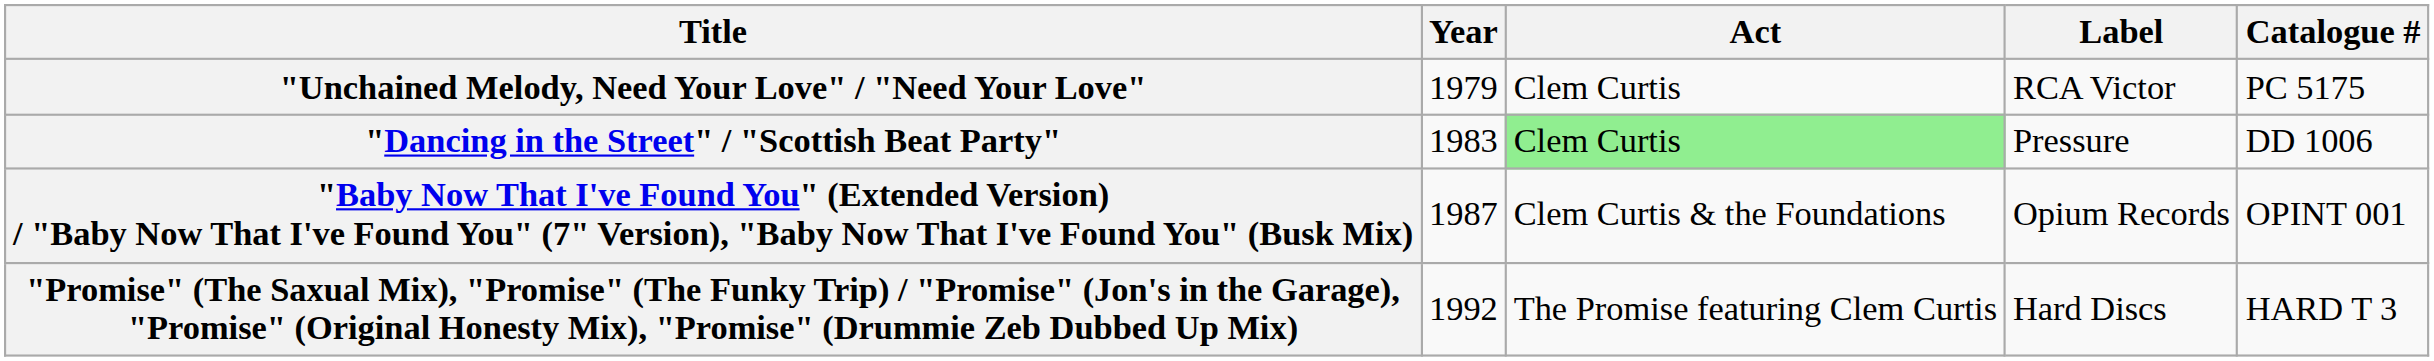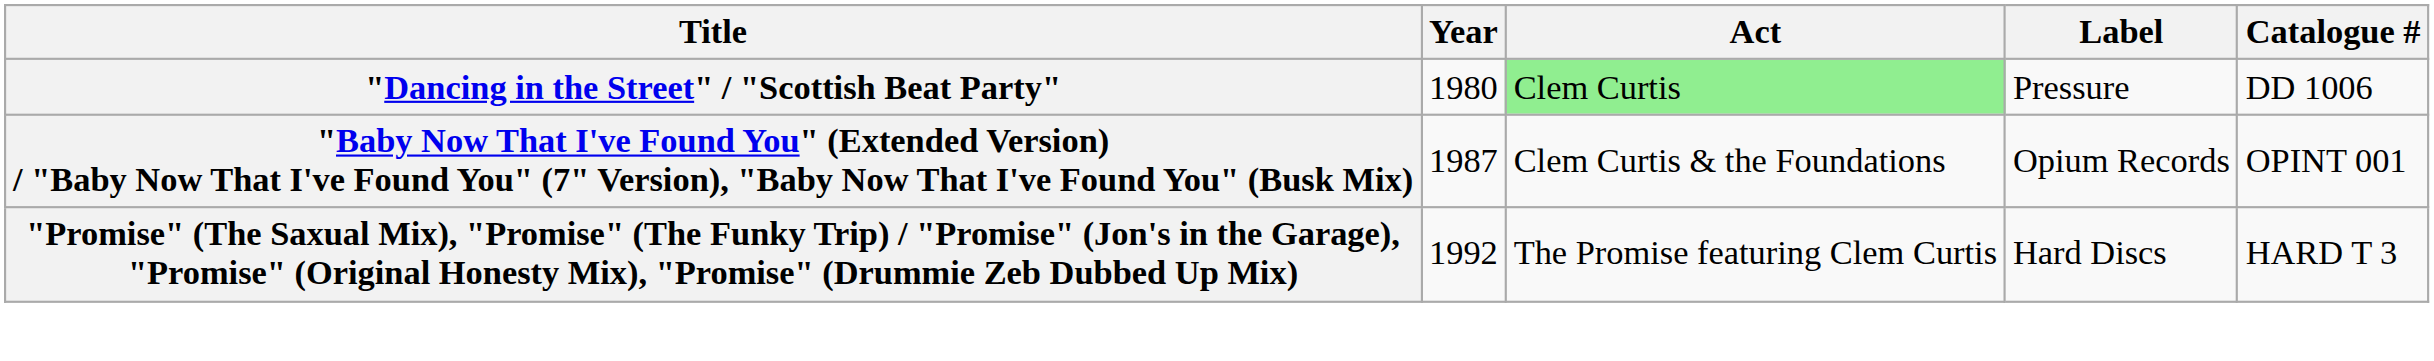- row: (713, 86)
(1463, 140) 1983 -> (1463, 86) 1980
